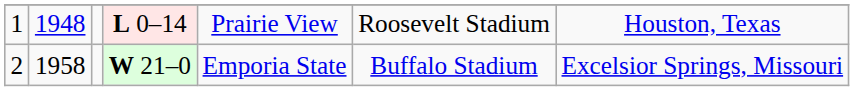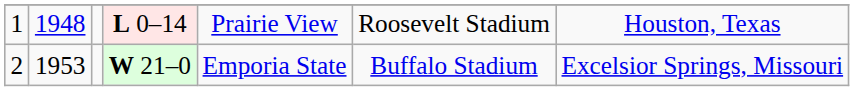(60, 64) 1958 -> (60, 64) 1953
